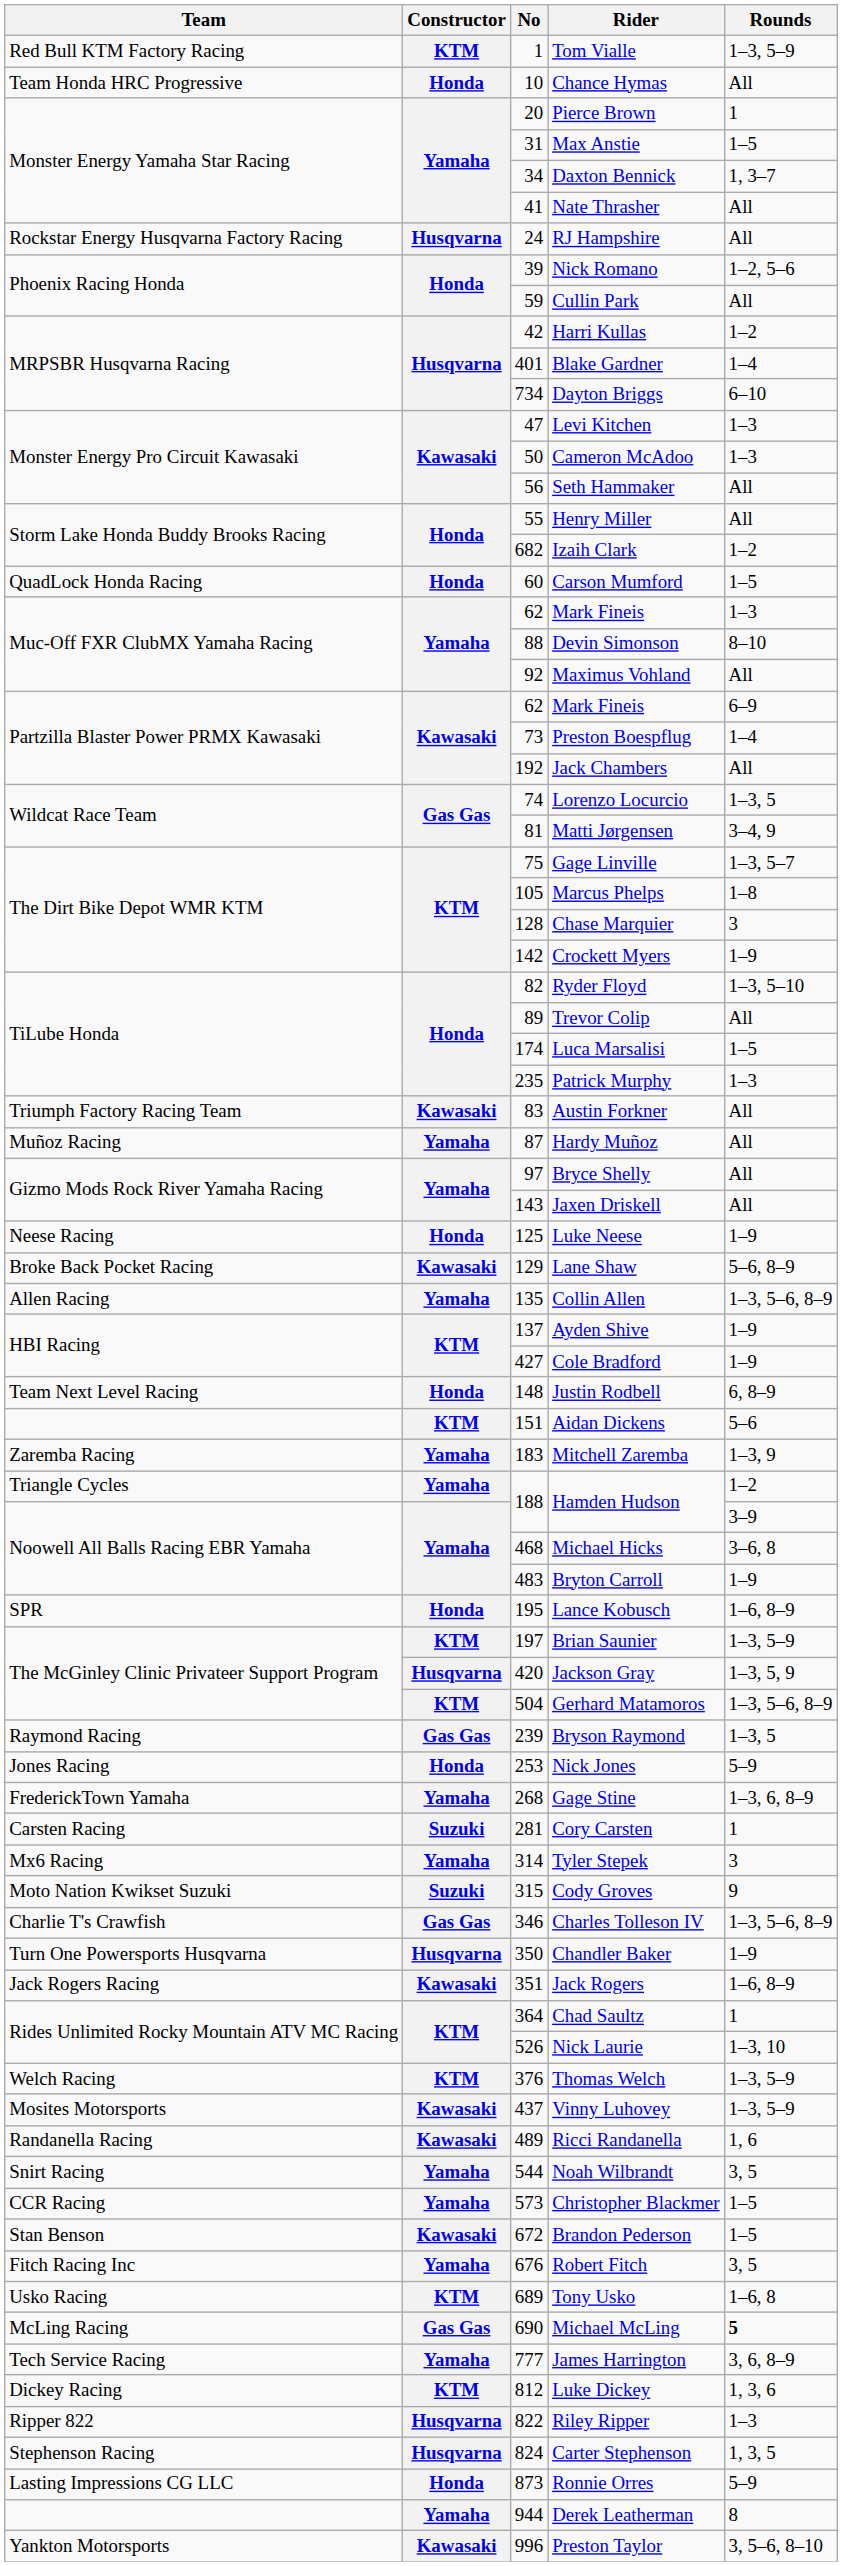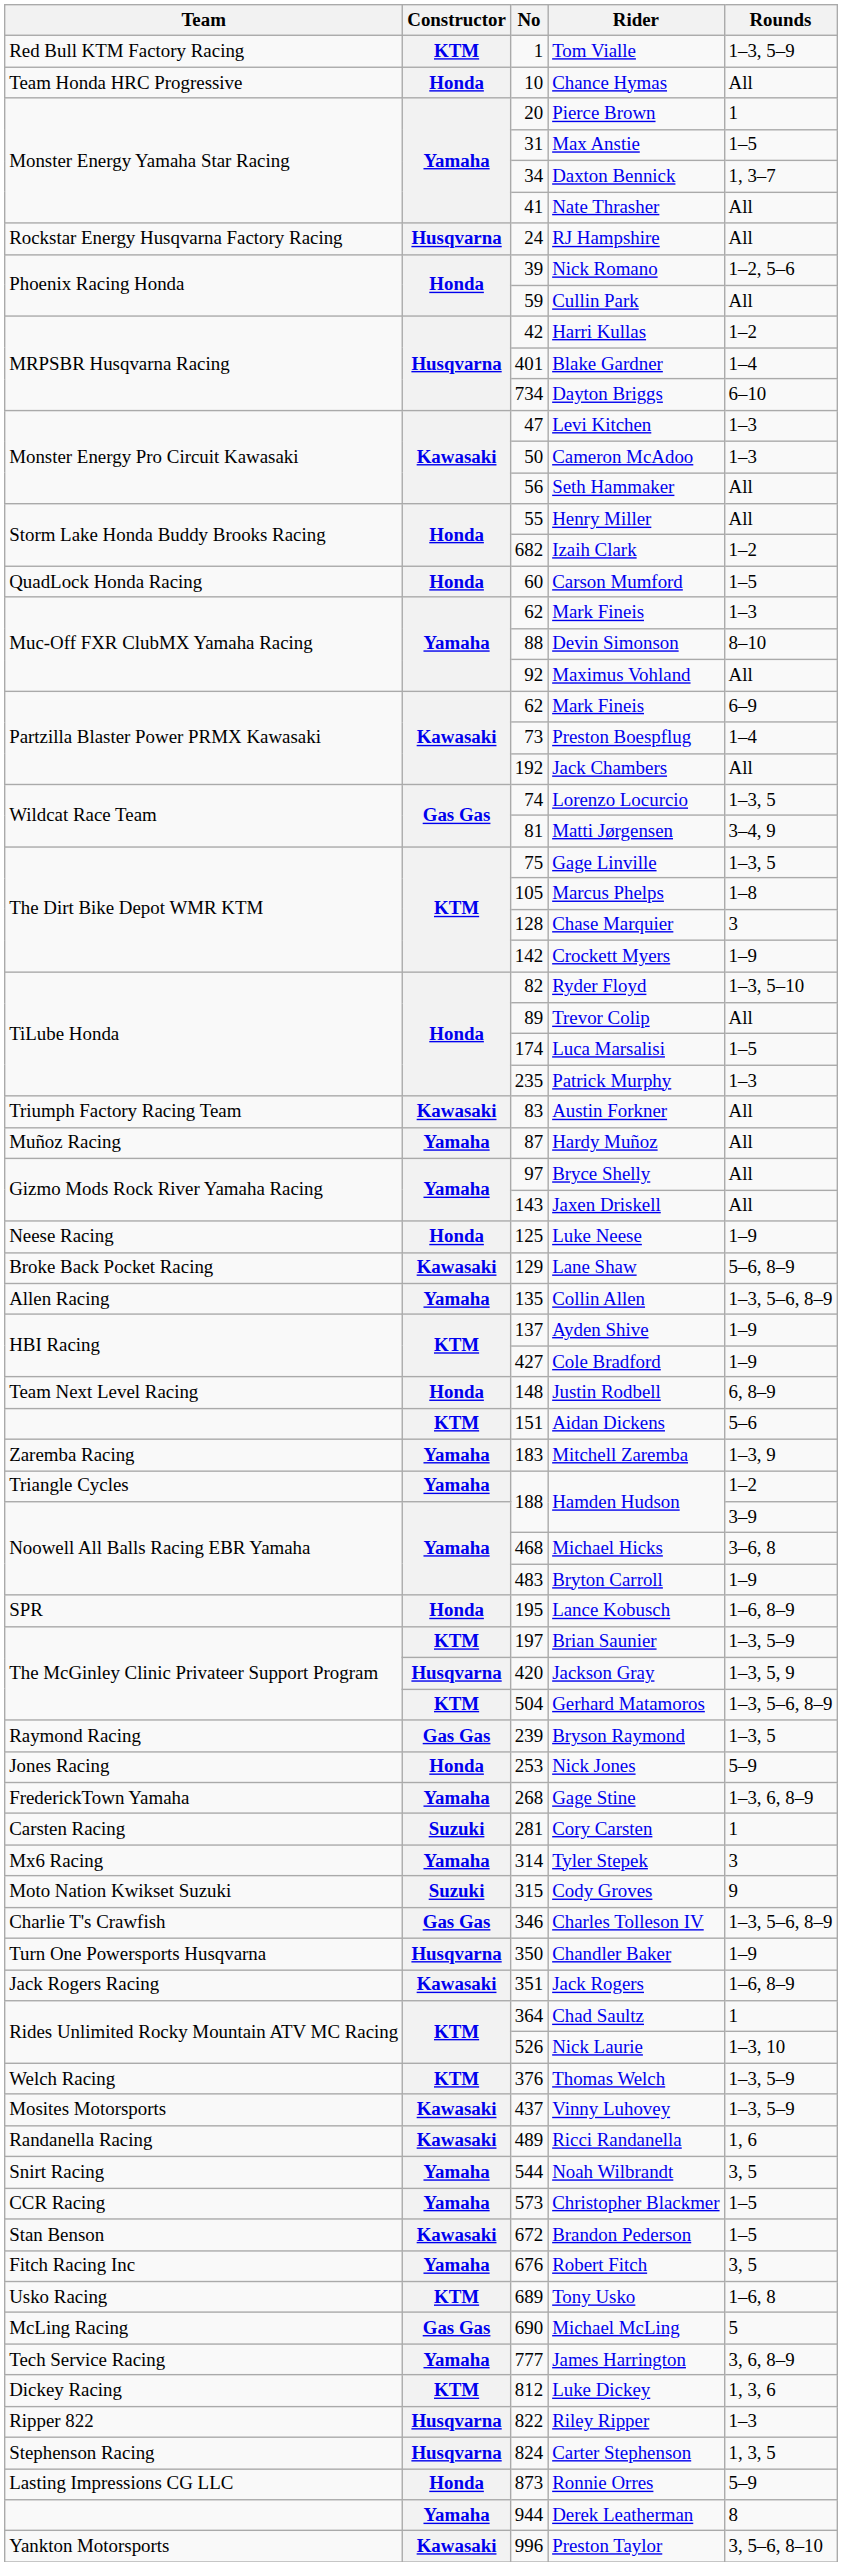(762, 861) 1–3, 5–7 -> (752, 861) 1–3, 5
(733, 2327) bold -> (733, 2327) normal
